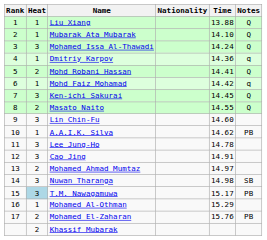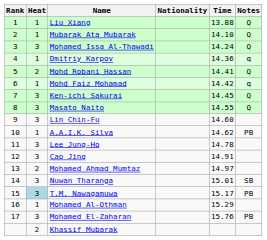(37, 108) 2 -> (37, 108) 3
(222, 181) 14.98 -> (222, 181) 15.01
(37, 217) 2 -> (37, 217) 3
